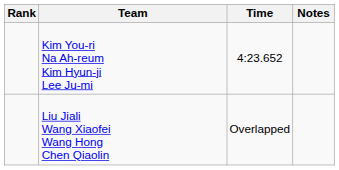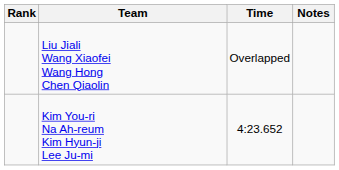rows swapped: (73, 65) <-> (76, 136)
